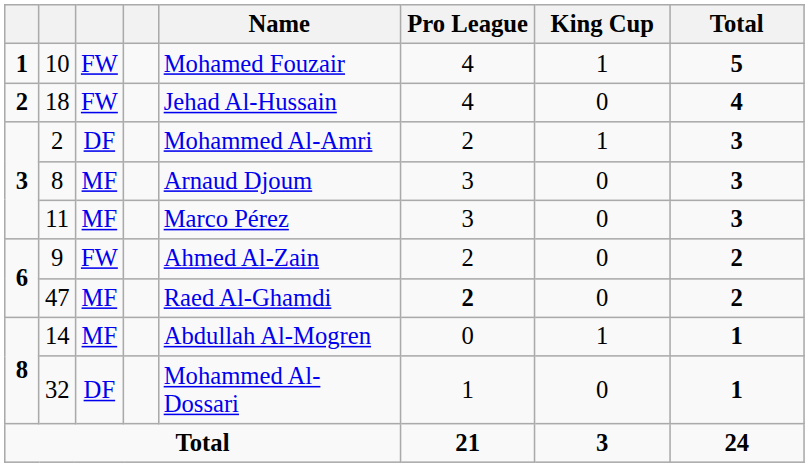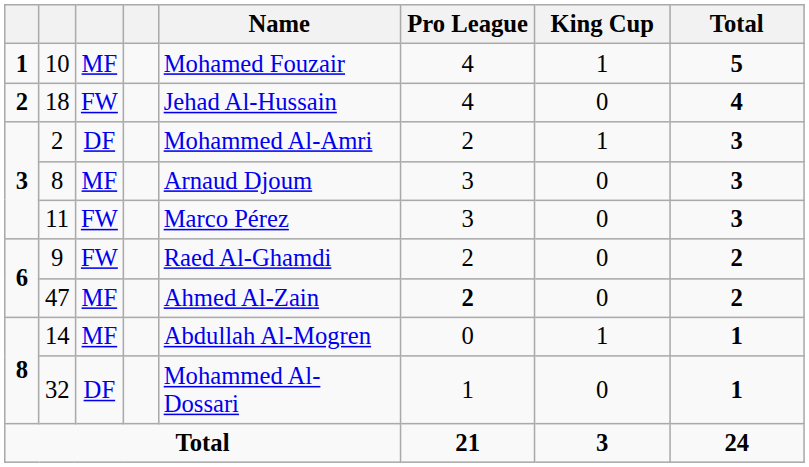(99, 63) FW -> (99, 63) MF
(99, 219) MF -> (99, 219) FW
(241, 258) Ahmed Al-Zain -> (248, 258) Raed Al-Ghamdi
(248, 297) Raed Al-Ghamdi -> (241, 297) Ahmed Al-Zain
